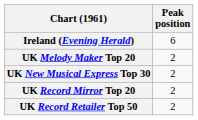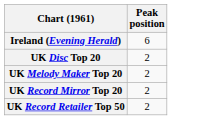+ row: (66, 57)
- row: (79, 73)
